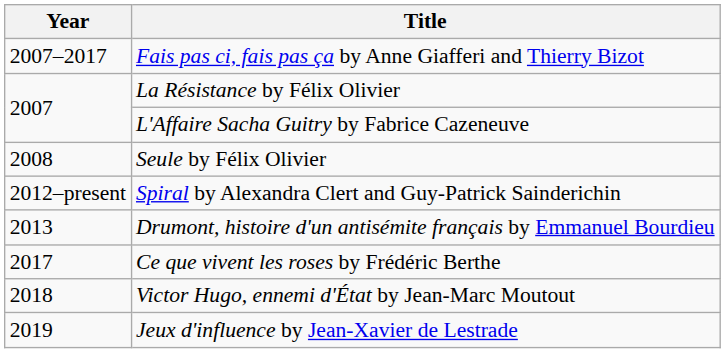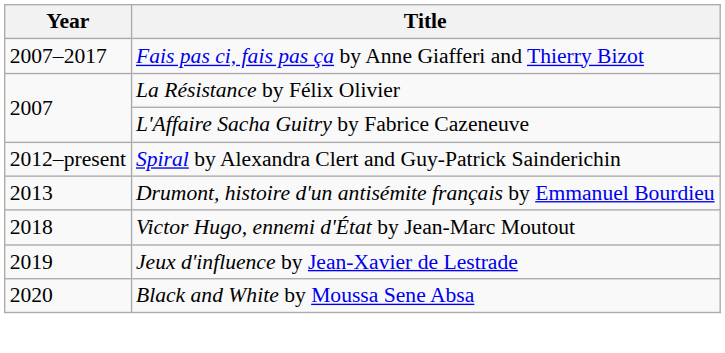- row: (231, 158)
- row: (318, 261)
+ row: (305, 295)
